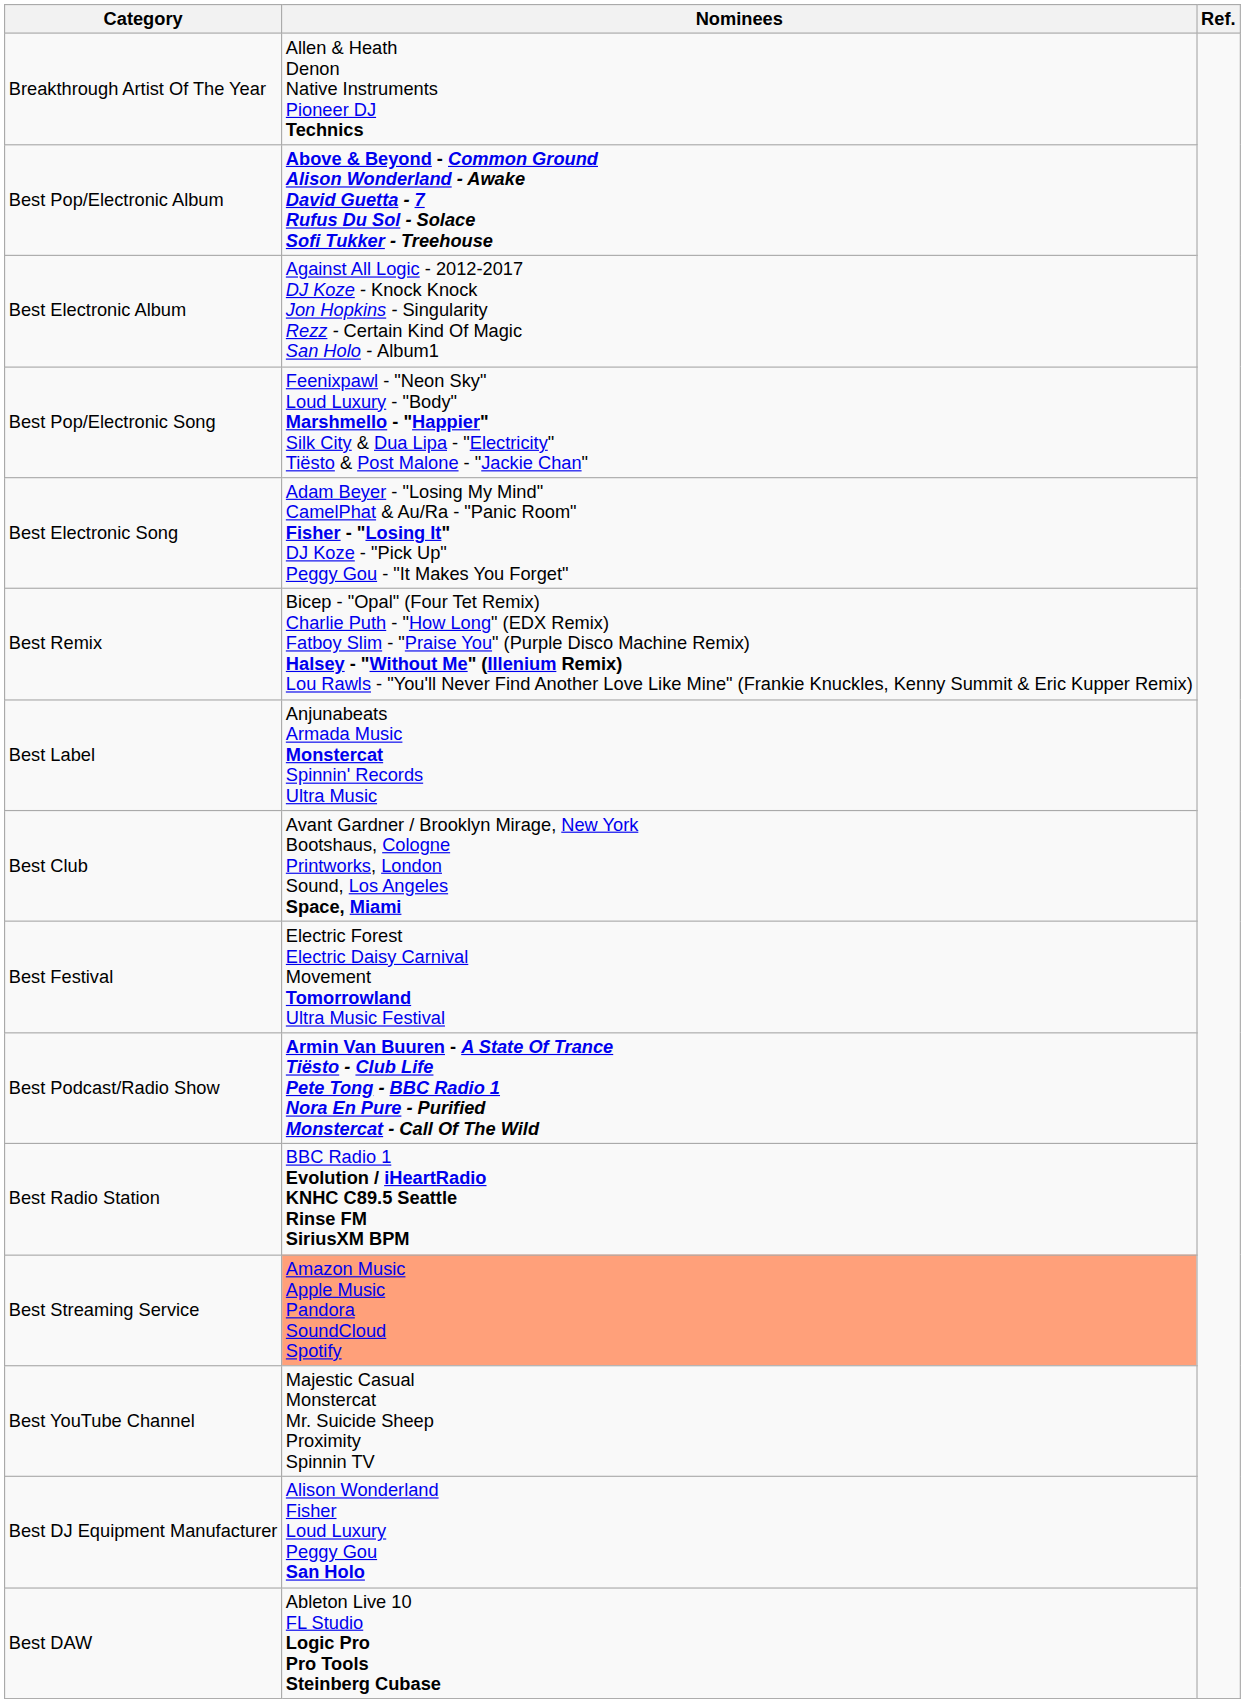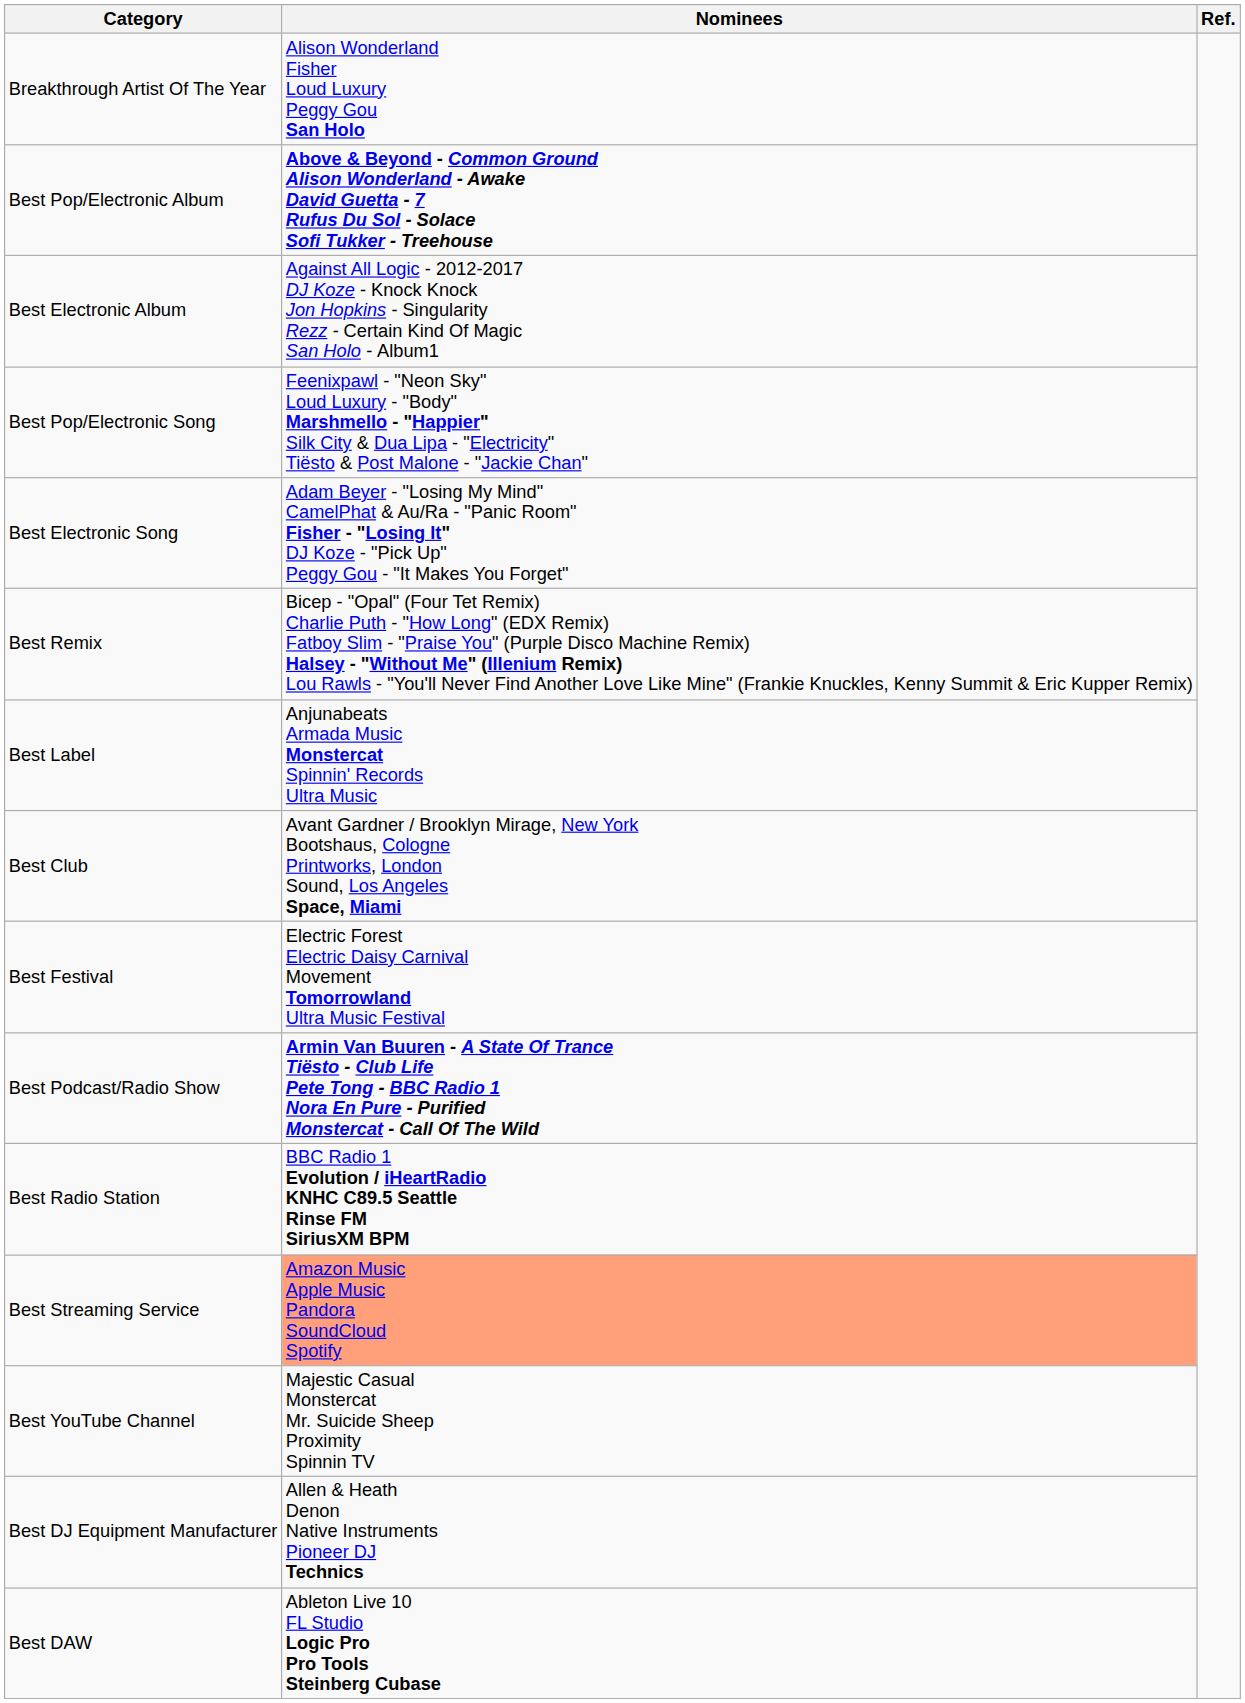(362, 88) Allen & Heath Denon Native Instruments Pioneer DJ Technics -> (362, 88) Alison Wonderland Fisher Loud Luxury Peggy Gou San Holo
(362, 1532) Alison Wonderland Fisher Loud Luxury Peggy Gou San Holo -> (362, 1532) Allen & Heath Denon Native Instruments Pioneer DJ Technics
